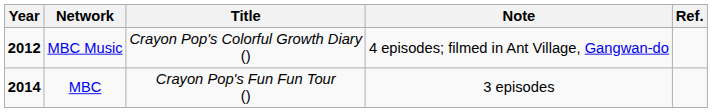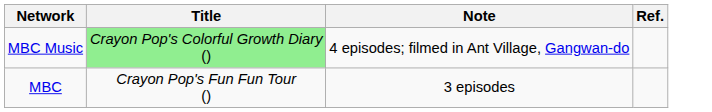- column: (24, 16)
(246, 47) no background -> (206, 47) lightgreen background
